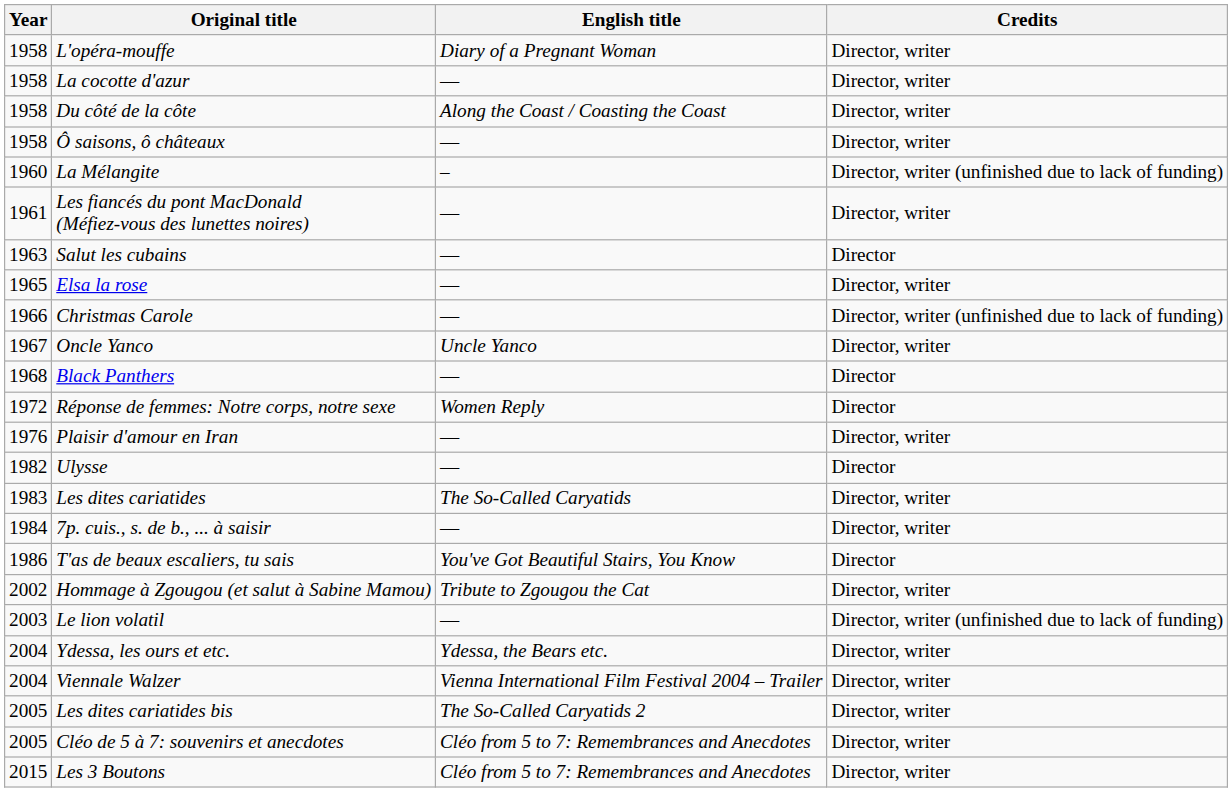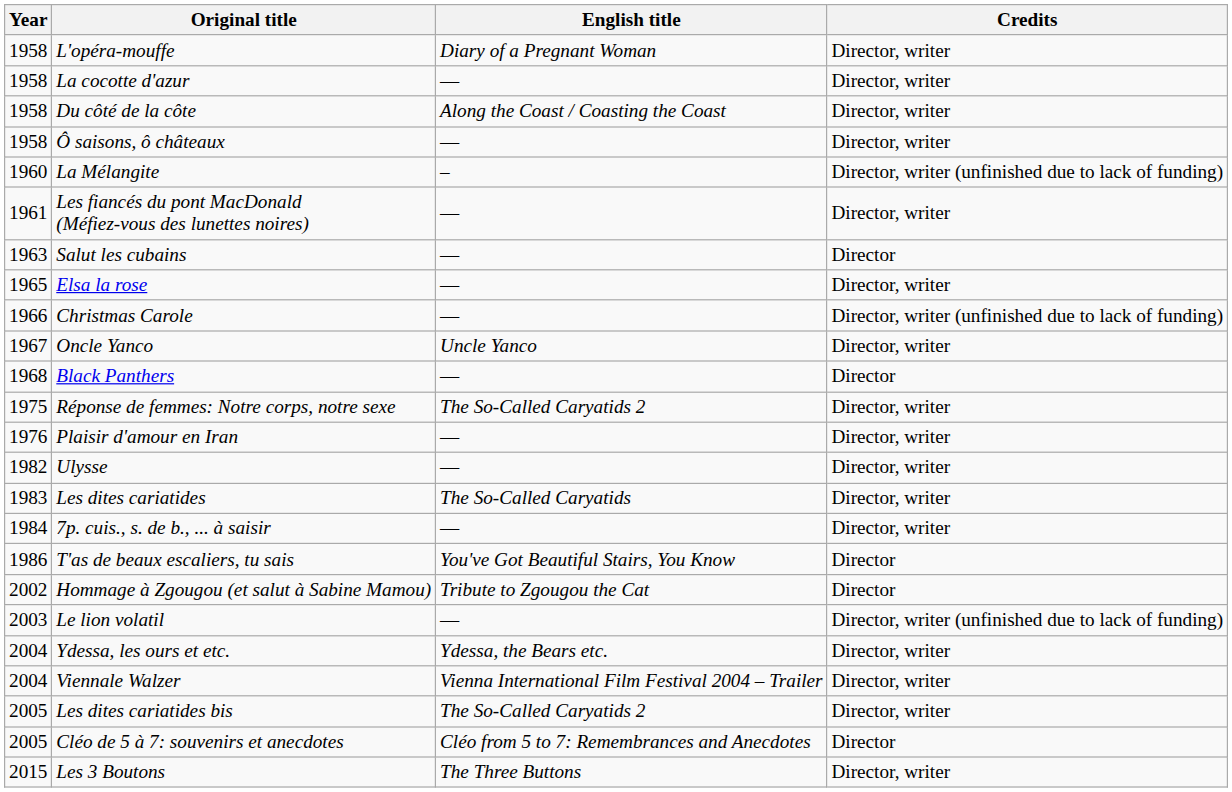(28, 406) 1972 -> (28, 406) 1975
(492, 406) Women Reply -> (543, 406) The So-Called Caryatids 2
(863, 406) Director -> (891, 406) Director, writer
(863, 467) Director -> (891, 467) Director, writer
(891, 589) Director, writer -> (863, 589) Director
(891, 741) Director, writer -> (863, 741) Director
(625, 772) Cléo from 5 to 7: Remembrances and Anecdotes -> (511, 772) The Three Buttons
